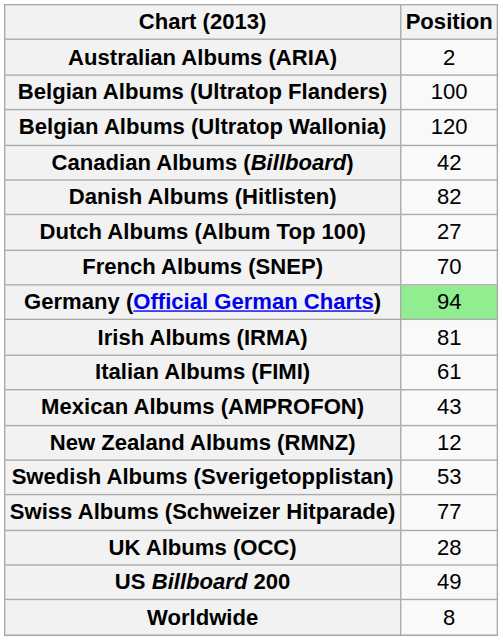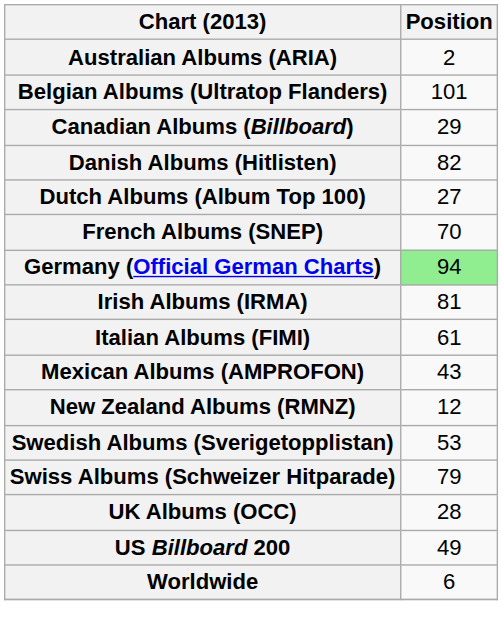(449, 92) 100 -> (449, 92) 101
- row: (203, 127)
(449, 162) 42 -> (449, 127) 29
(449, 512) 77 -> (449, 477) 79
(449, 617) 8 -> (449, 582) 6
